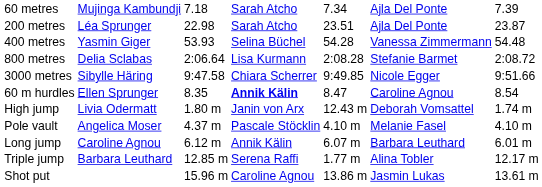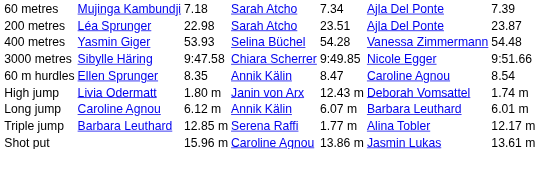- row: (35, 59)
(265, 92) bold -> (261, 76) normal
- row: (31, 126)
